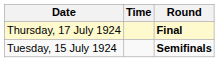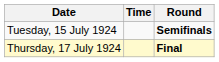rows swapped: (62, 48) <-> (64, 30)
